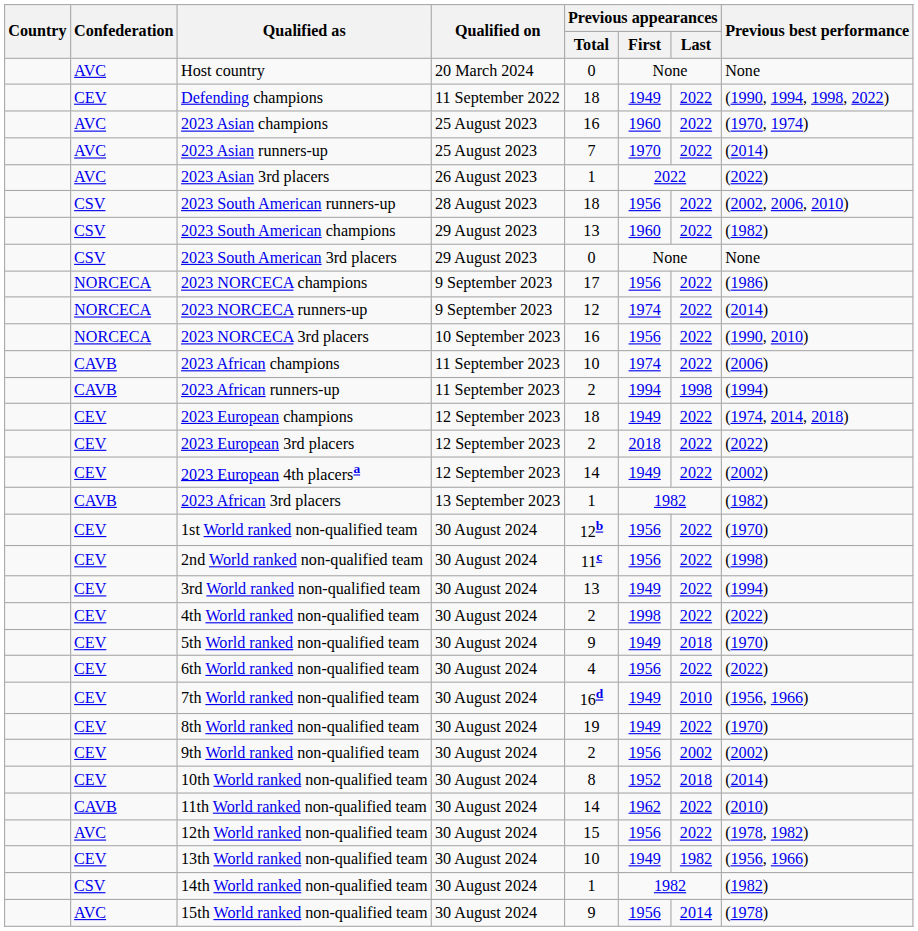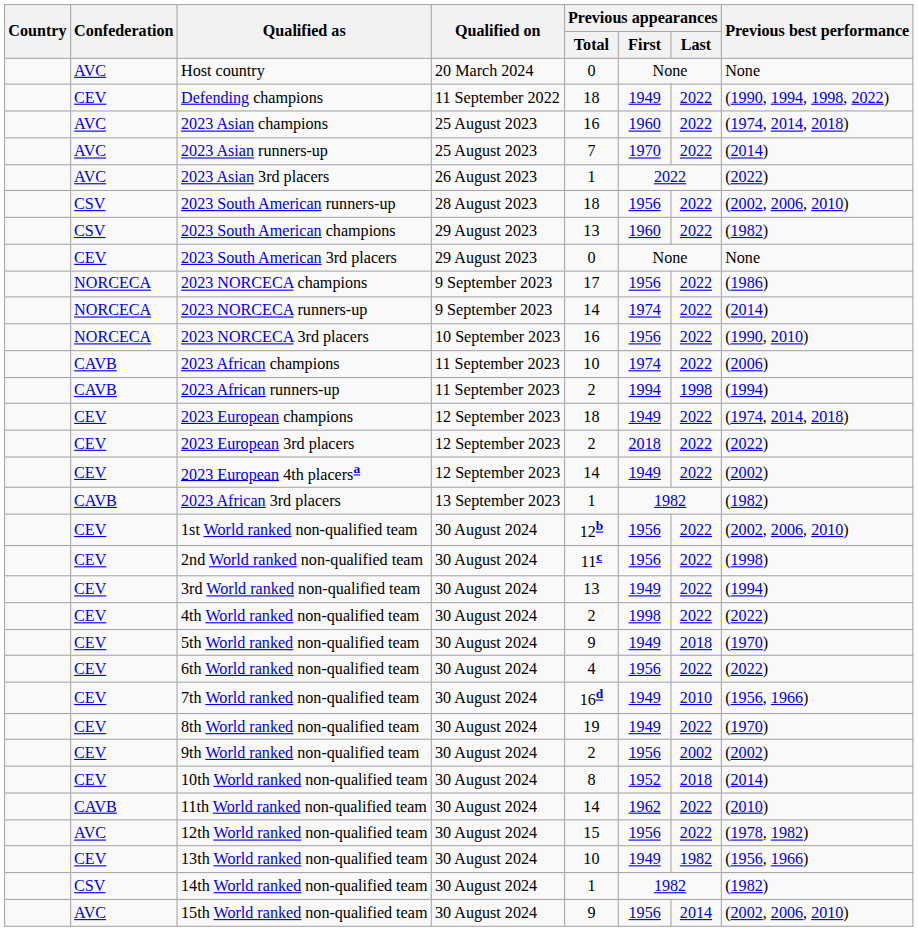(767, 124) (1970, 1974) -> (787, 124) (1974, 2014, 2018)
(90, 257) CSV -> (90, 257) CEV
(591, 310) 12 -> (591, 310) 14
(747, 529) (1970) -> (787, 529) (2002, 2006, 2010)
(747, 913) (1978) -> (787, 913) (2002, 2006, 2010)
